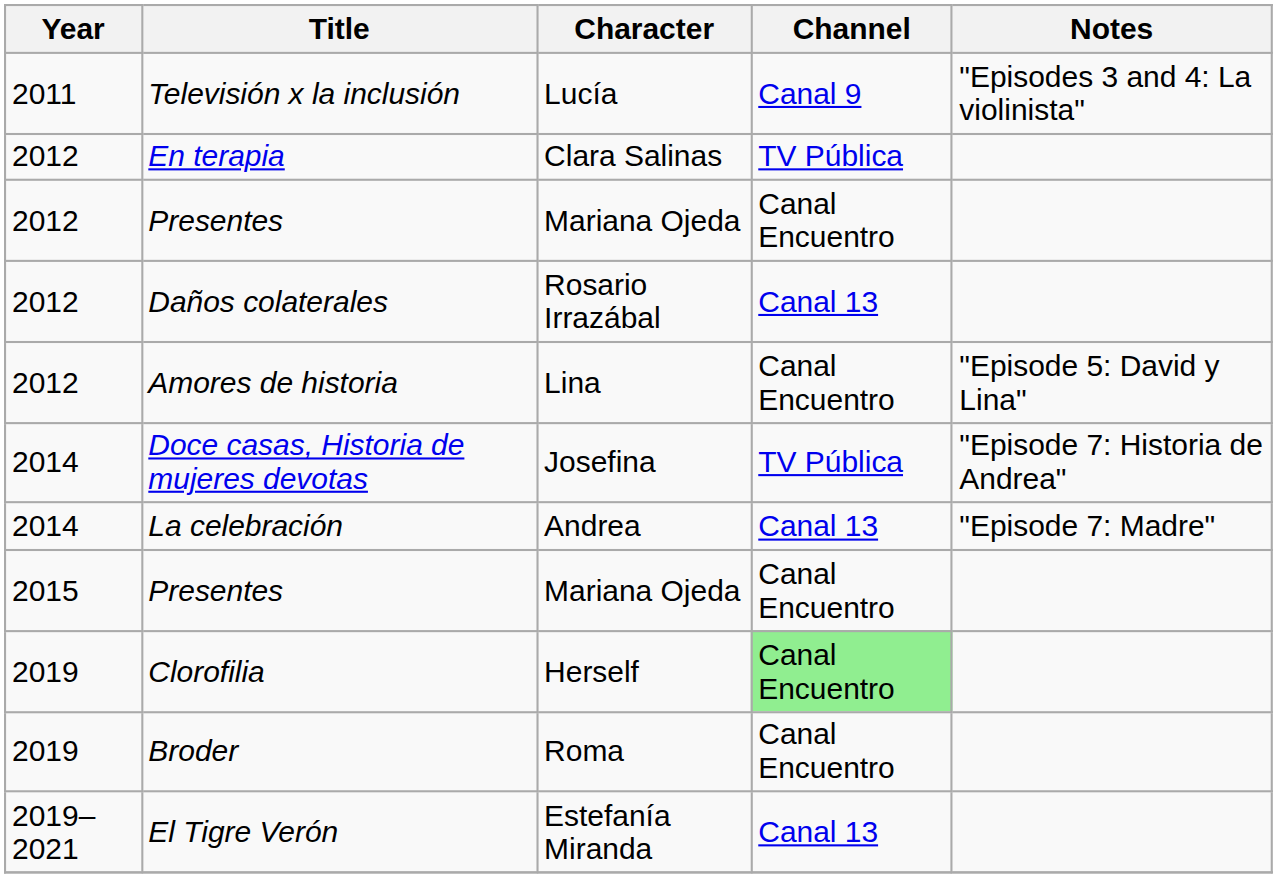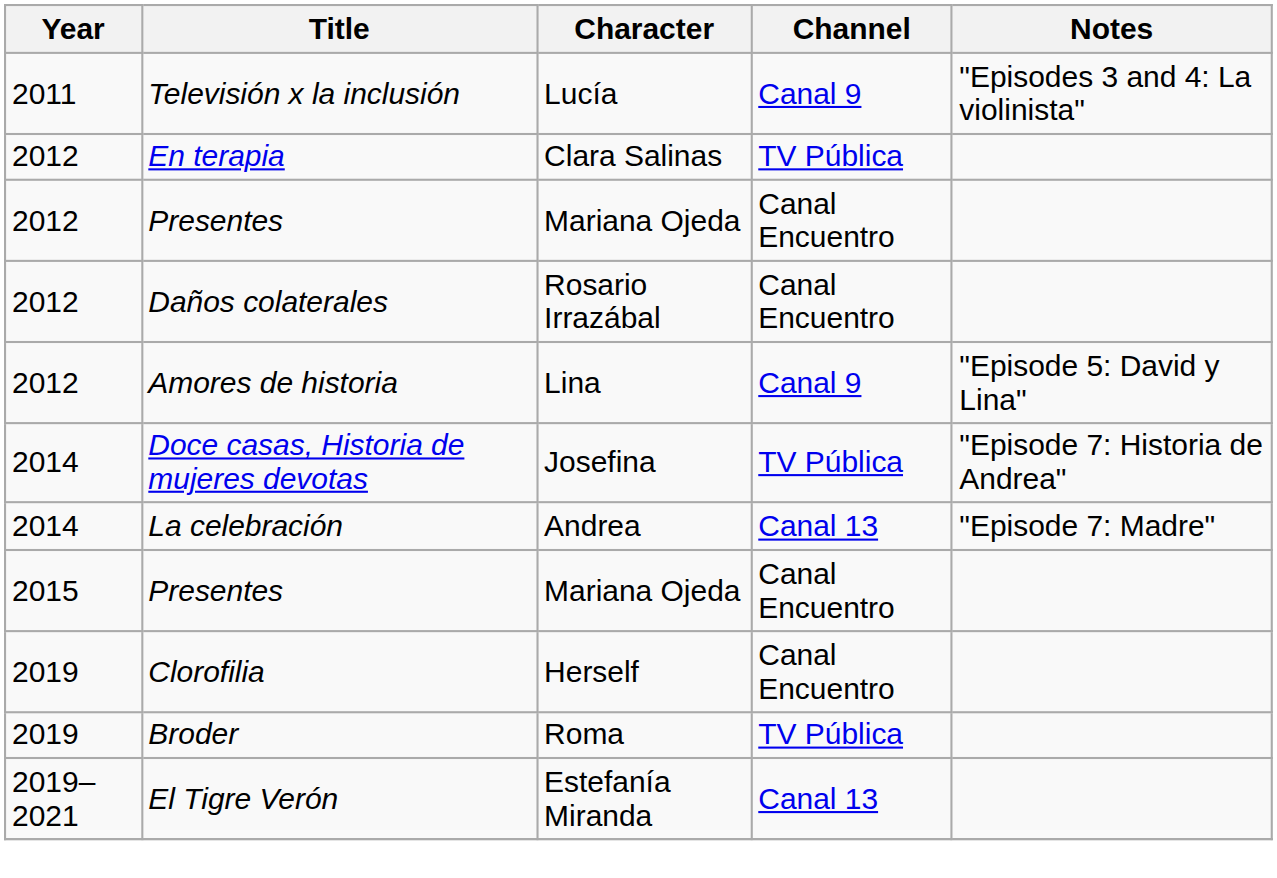(818, 302) Canal 13 -> (826, 302) Canal Encuentro
(826, 382) Canal Encuentro -> (810, 382) Canal 9
(826, 671) lightgreen background -> (826, 671) no background
(826, 752) Canal Encuentro -> (831, 735) TV Pública
